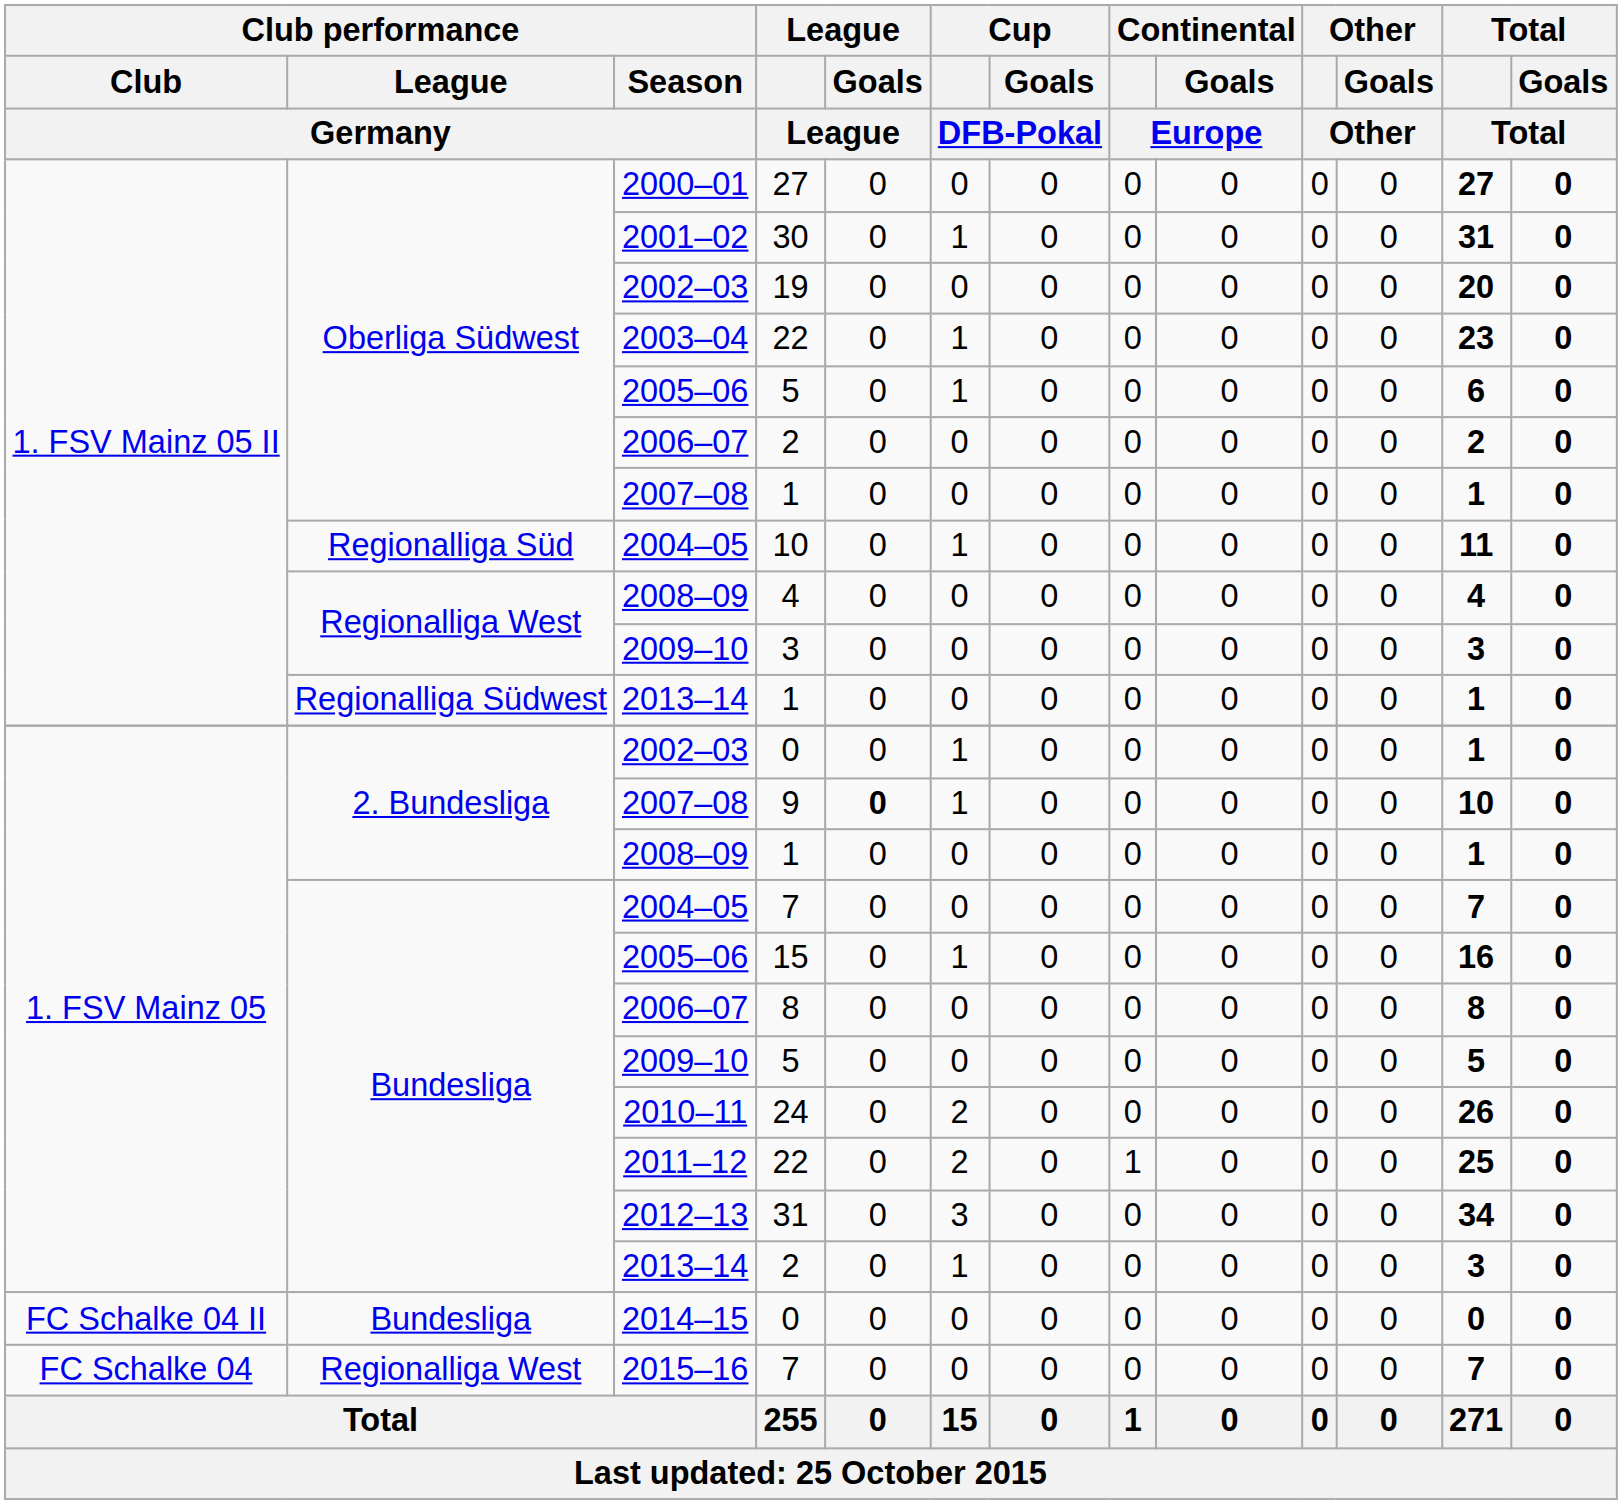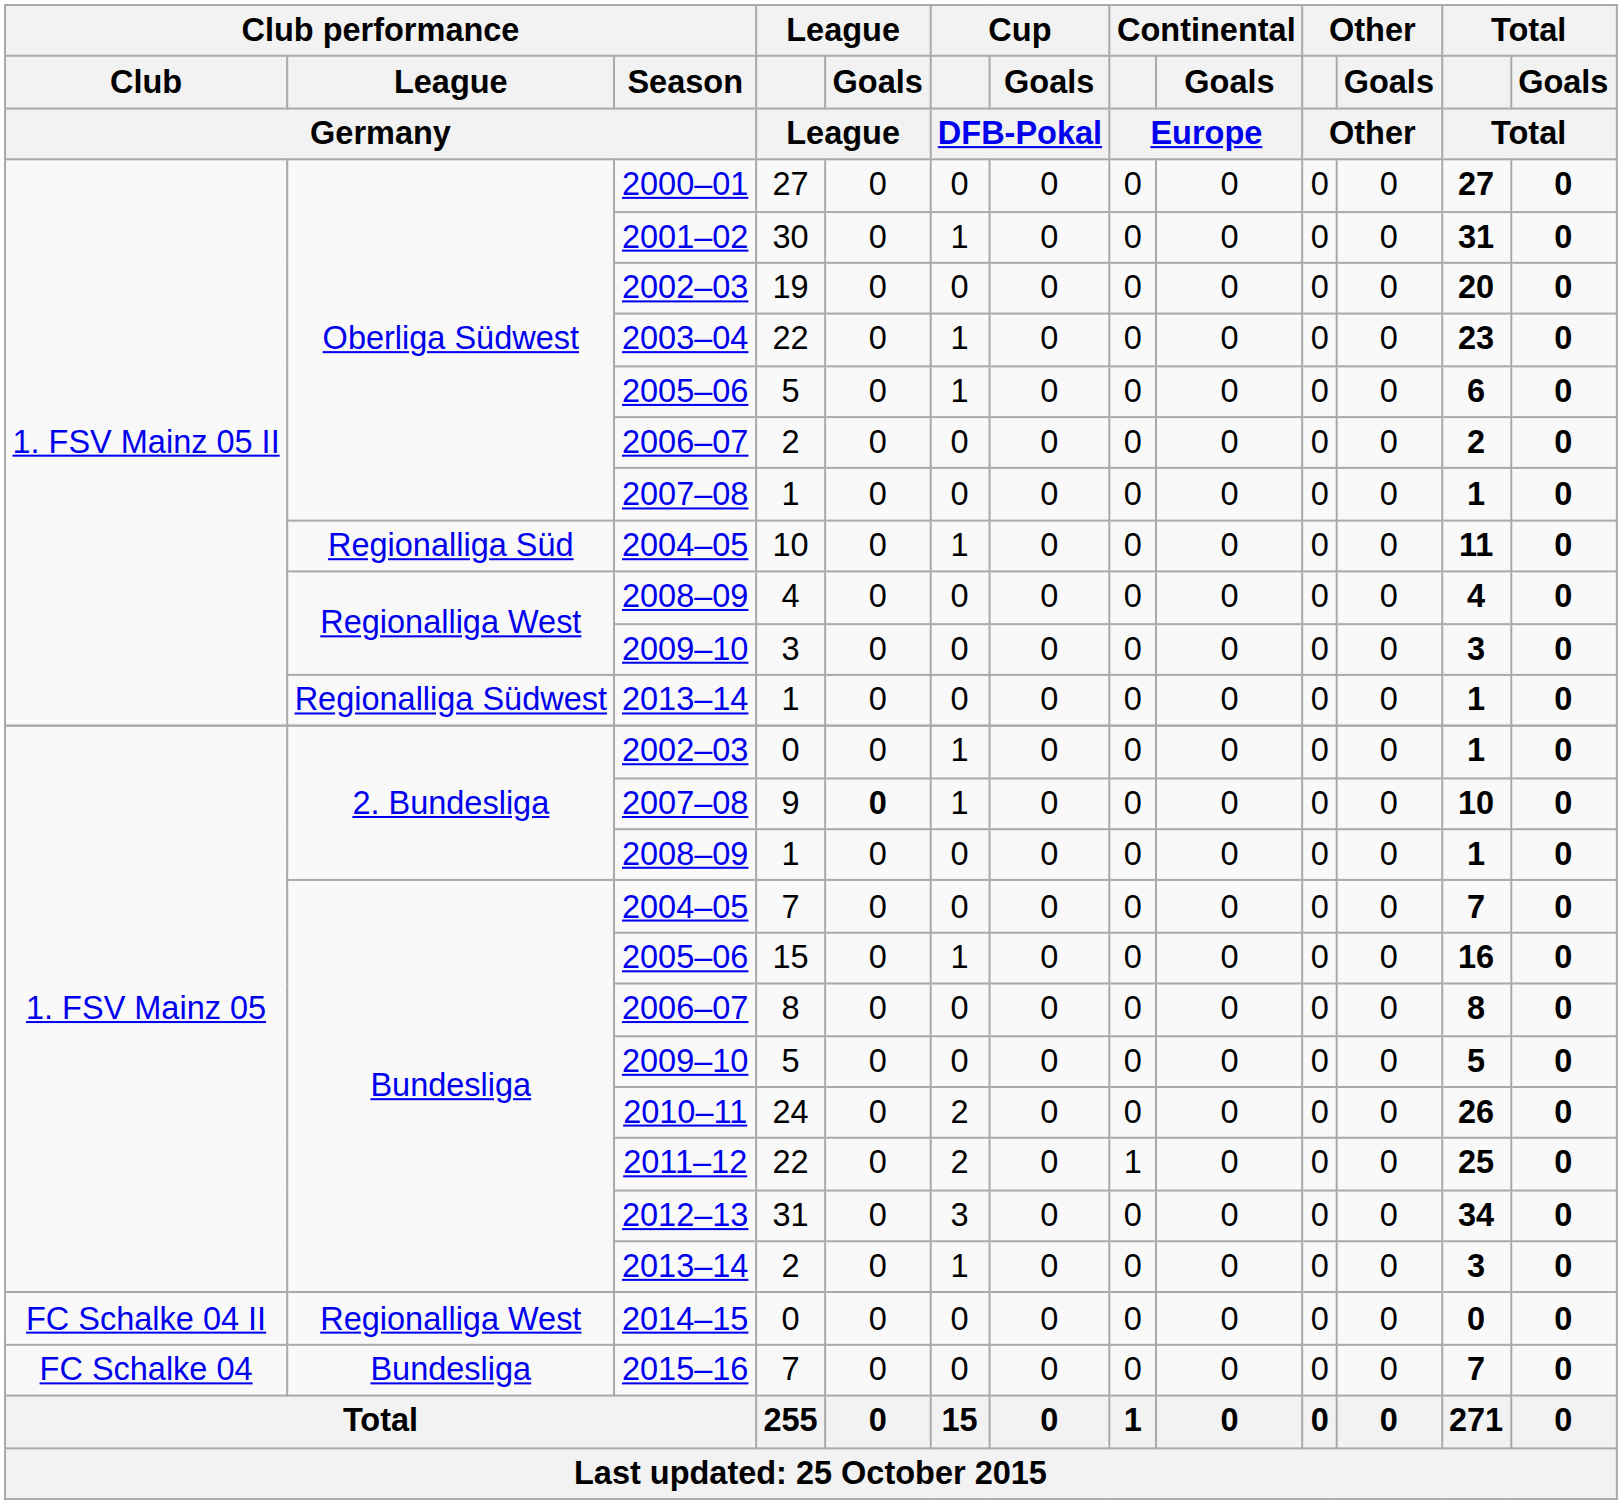(451, 1318) Bundesliga -> (451, 1318) Regionalliga West
(451, 1369) Regionalliga West -> (451, 1369) Bundesliga
